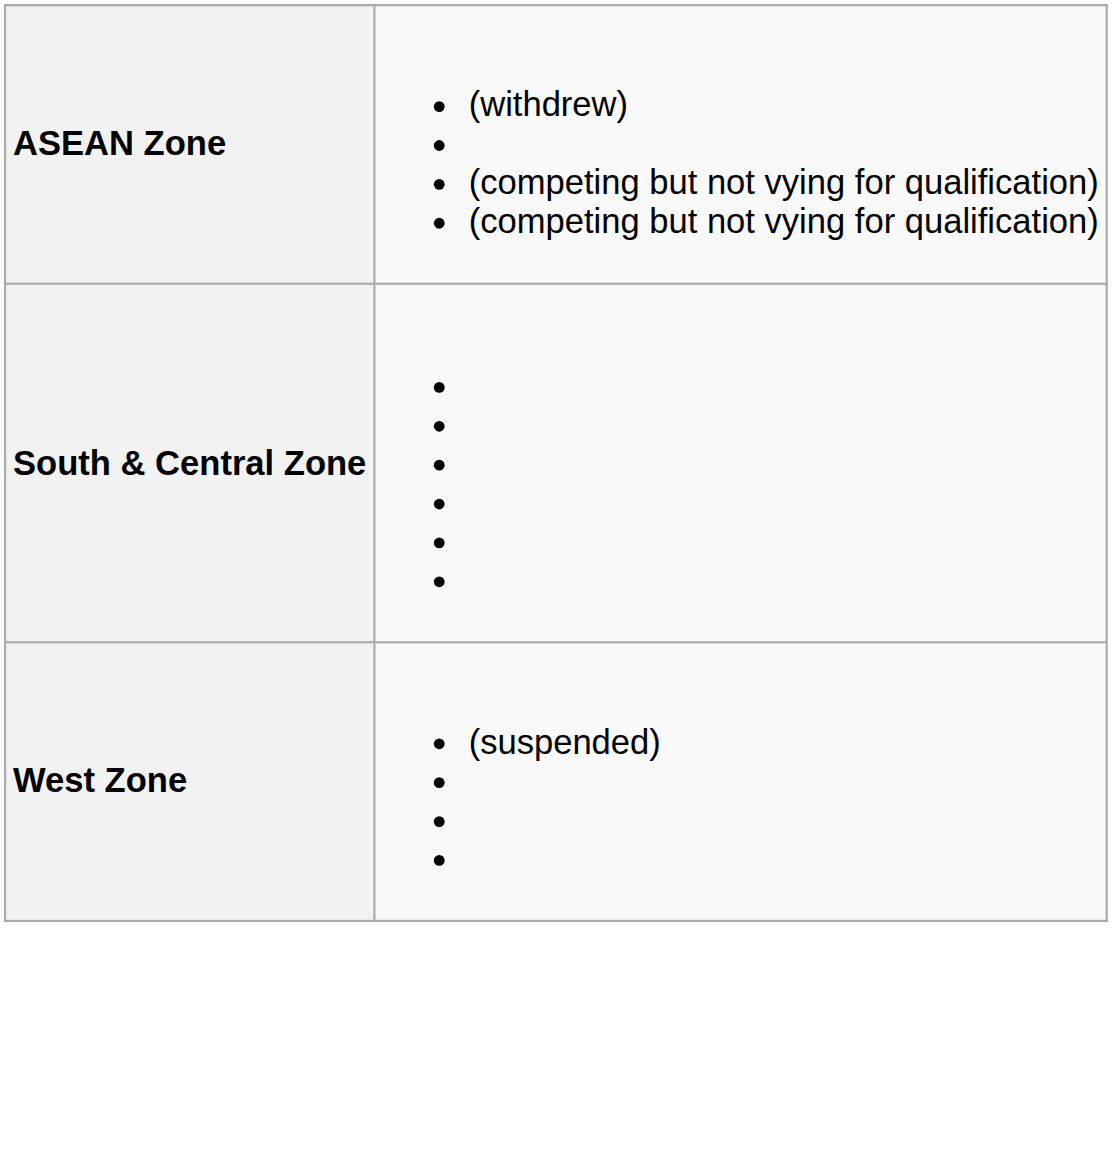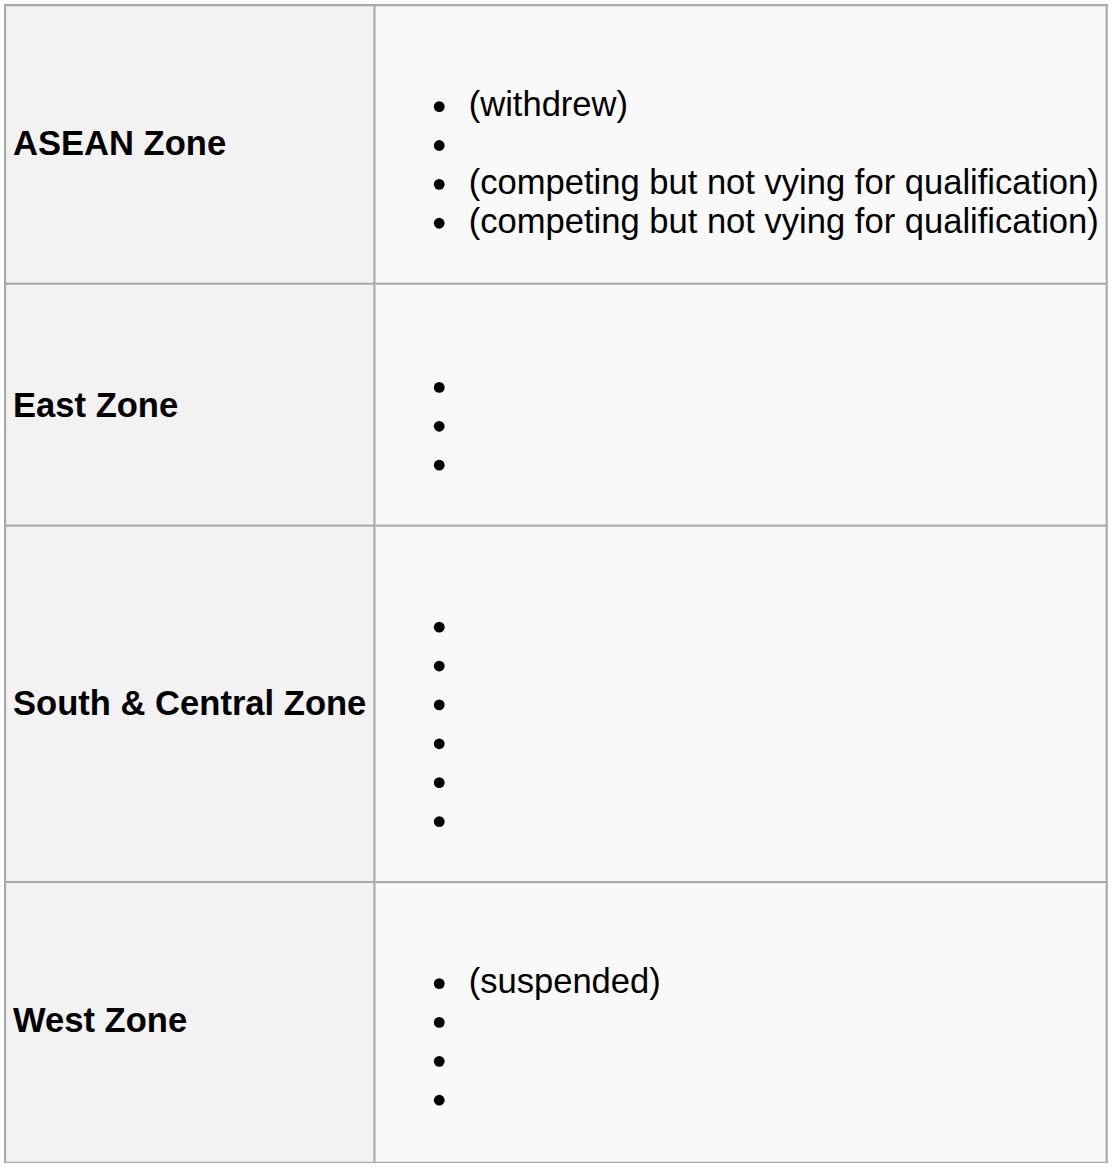+ row: (96, 404)
